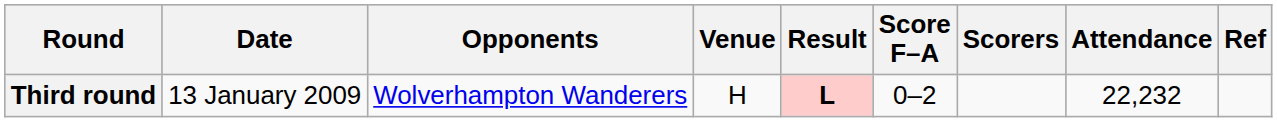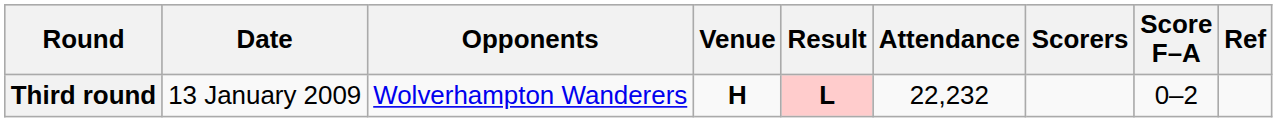columns swapped: (915, 39) <-> (1142, 39)
(737, 95) normal -> (737, 95) bold
